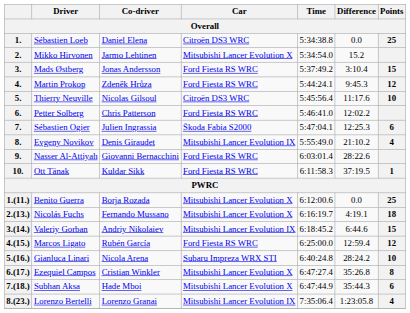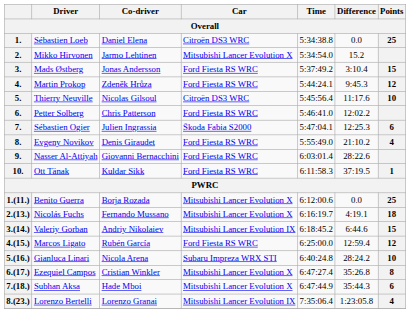(239, 142) Mitsubishi Lancer Evolution IX -> (220, 142) Ford Fiesta RS WRC
